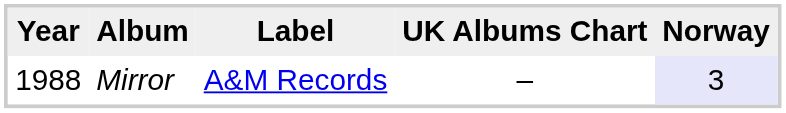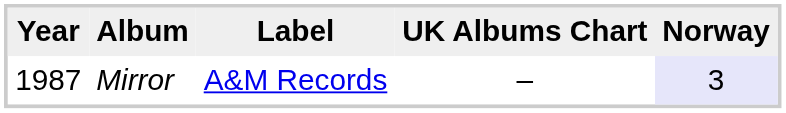(48, 79) 1988 -> (48, 79) 1987
